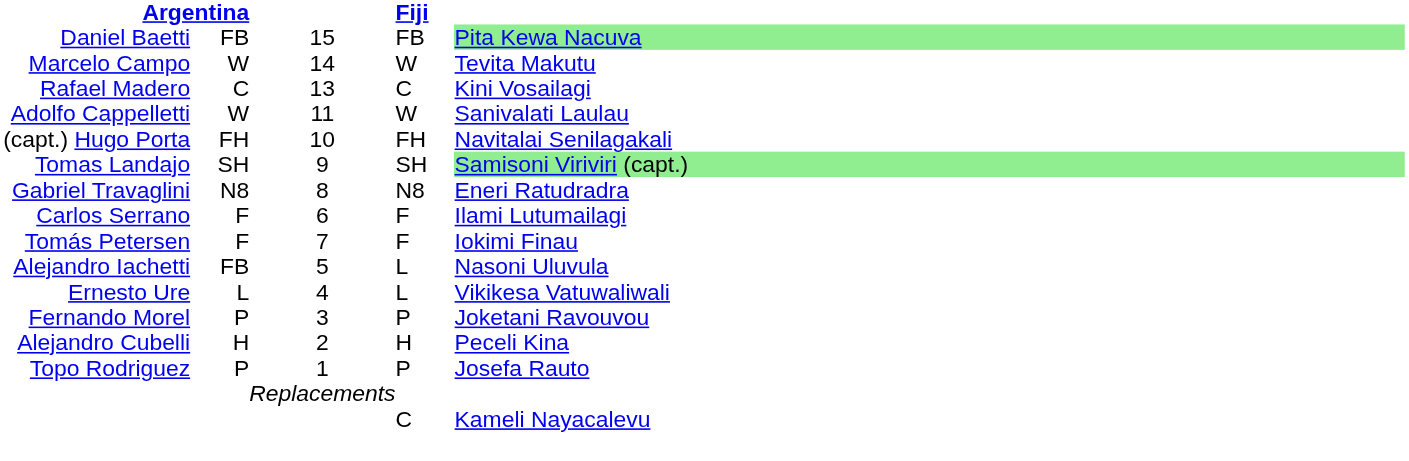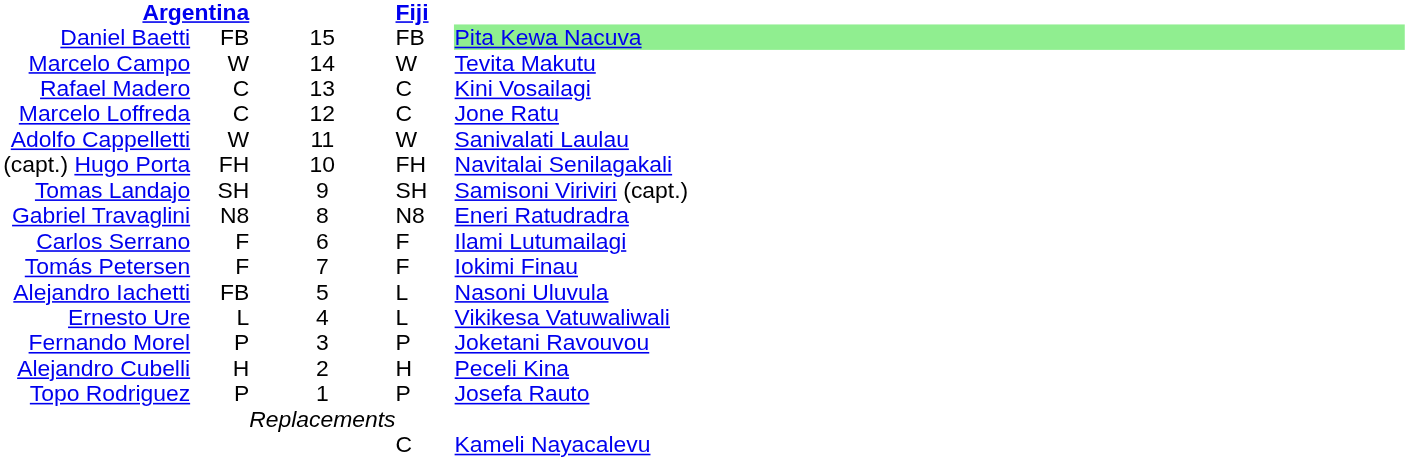+ row: (104, 113)
(571, 164) lightgreen background -> (571, 190) no background
